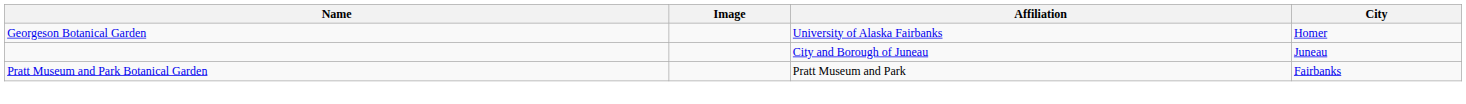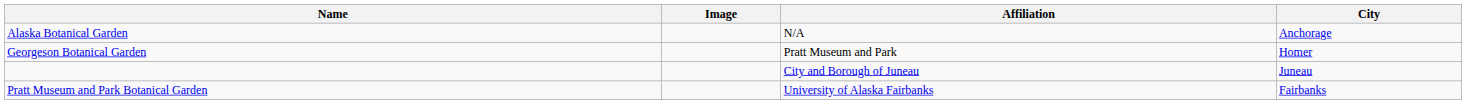+ row: (67, 33)
(868, 33) University of Alaska Fairbanks -> (840, 52) Pratt Museum and Park
(849, 71) Pratt Museum and Park -> (859, 90) University of Alaska Fairbanks
